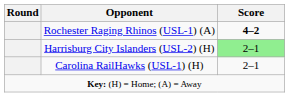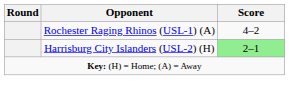(251, 30) bold -> (251, 30) normal
- row: (129, 65)
